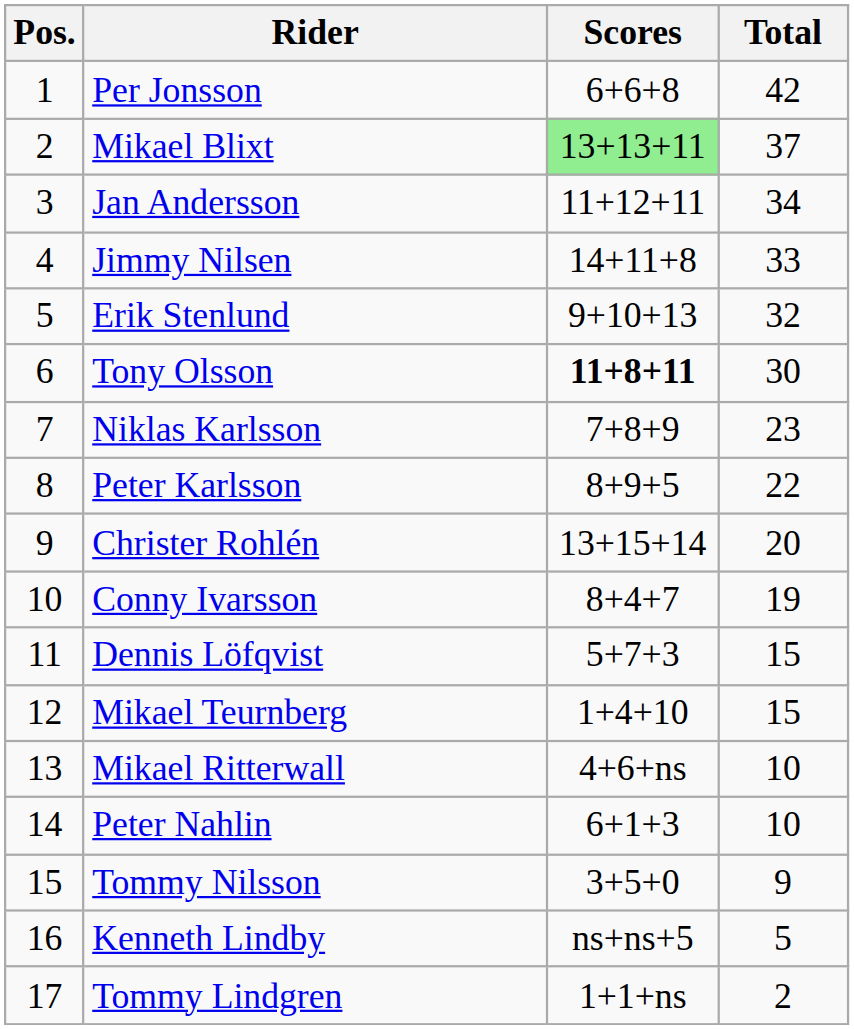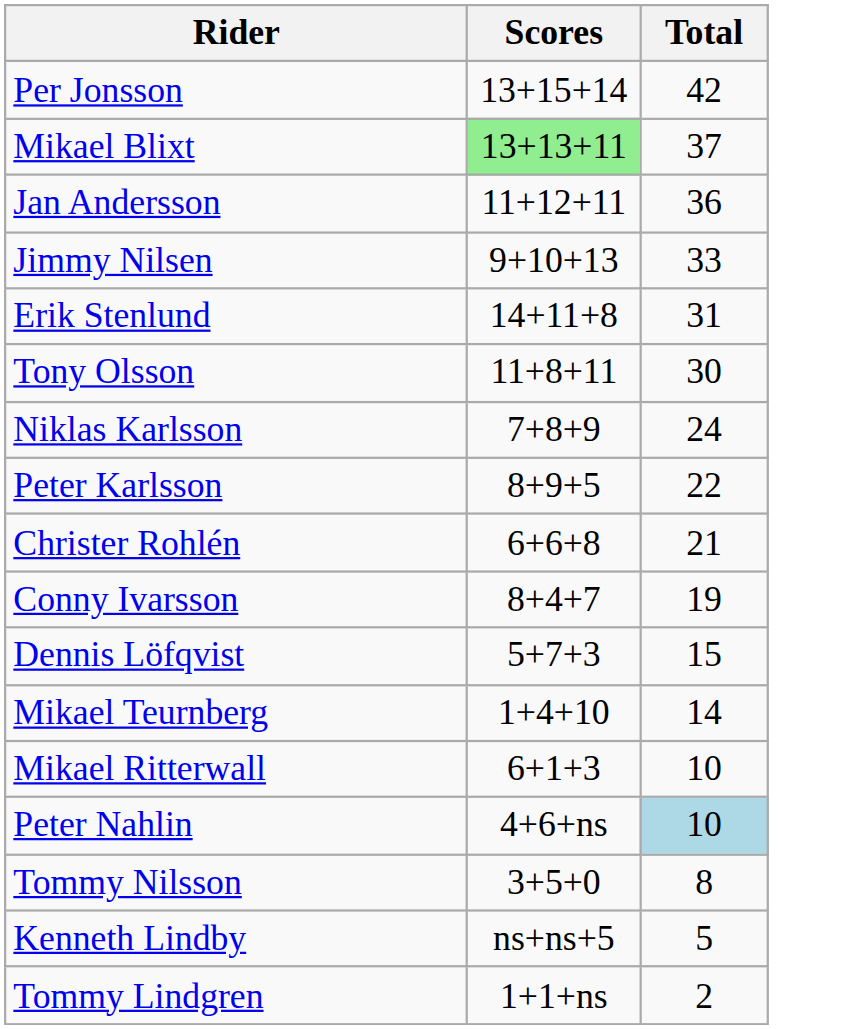- column: (45, 32)
(633, 89) 6+6+8 -> (554, 89) 13+15+14
(783, 202) 34 -> (704, 202) 36
(633, 259) 14+11+8 -> (554, 259) 9+10+13
(633, 315) 9+10+13 -> (554, 315) 14+11+8
(783, 315) 32 -> (704, 315) 31
(633, 372) bold -> (554, 372) normal
(783, 428) 23 -> (704, 428) 24
(633, 542) 13+15+14 -> (554, 542) 6+6+8
(783, 542) 20 -> (704, 542) 21
(783, 711) 15 -> (704, 711) 14
(633, 768) 4+6+ns -> (554, 768) 6+1+3
(633, 825) 6+1+3 -> (554, 825) 4+6+ns
(783, 825) no background -> (704, 825) lightblue background
(783, 881) 9 -> (704, 881) 8
